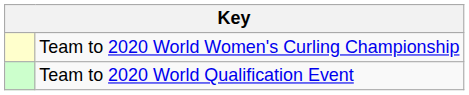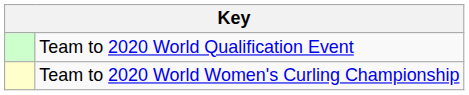rows swapped: (249, 47) <-> (197, 75)
